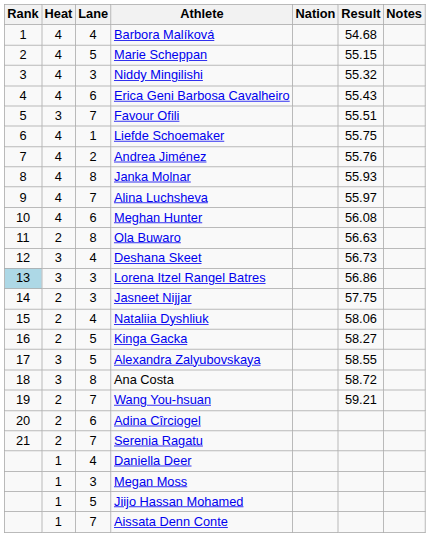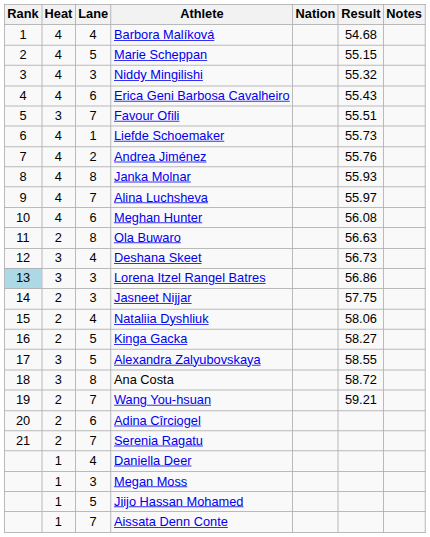(361, 136) 55.75 -> (361, 136) 55.73
